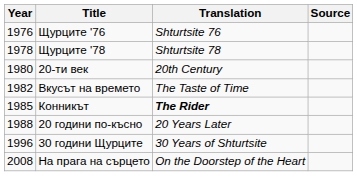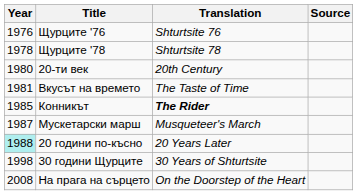(20, 87) 1982 -> (20, 87) 1981
+ row: (89, 124)
(20, 124) no background -> (20, 143) paleturquoise background
(20, 143) 1996 -> (20, 161) 1998
